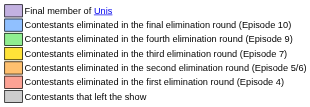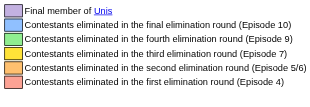- row: (85, 96)
